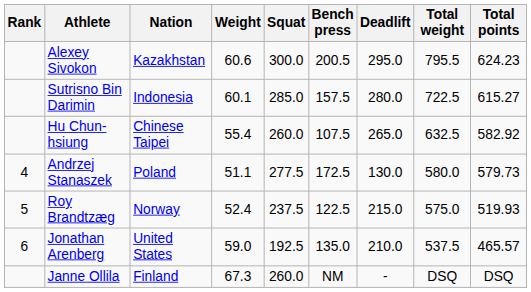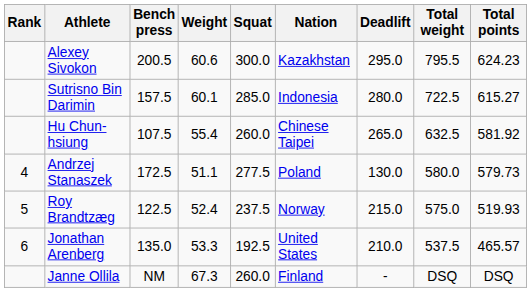columns swapped: (171, 23) <-> (333, 23)
(499, 135) 582.92 -> (499, 135) 581.92
(238, 246) 59.0 -> (204, 246) 53.3
